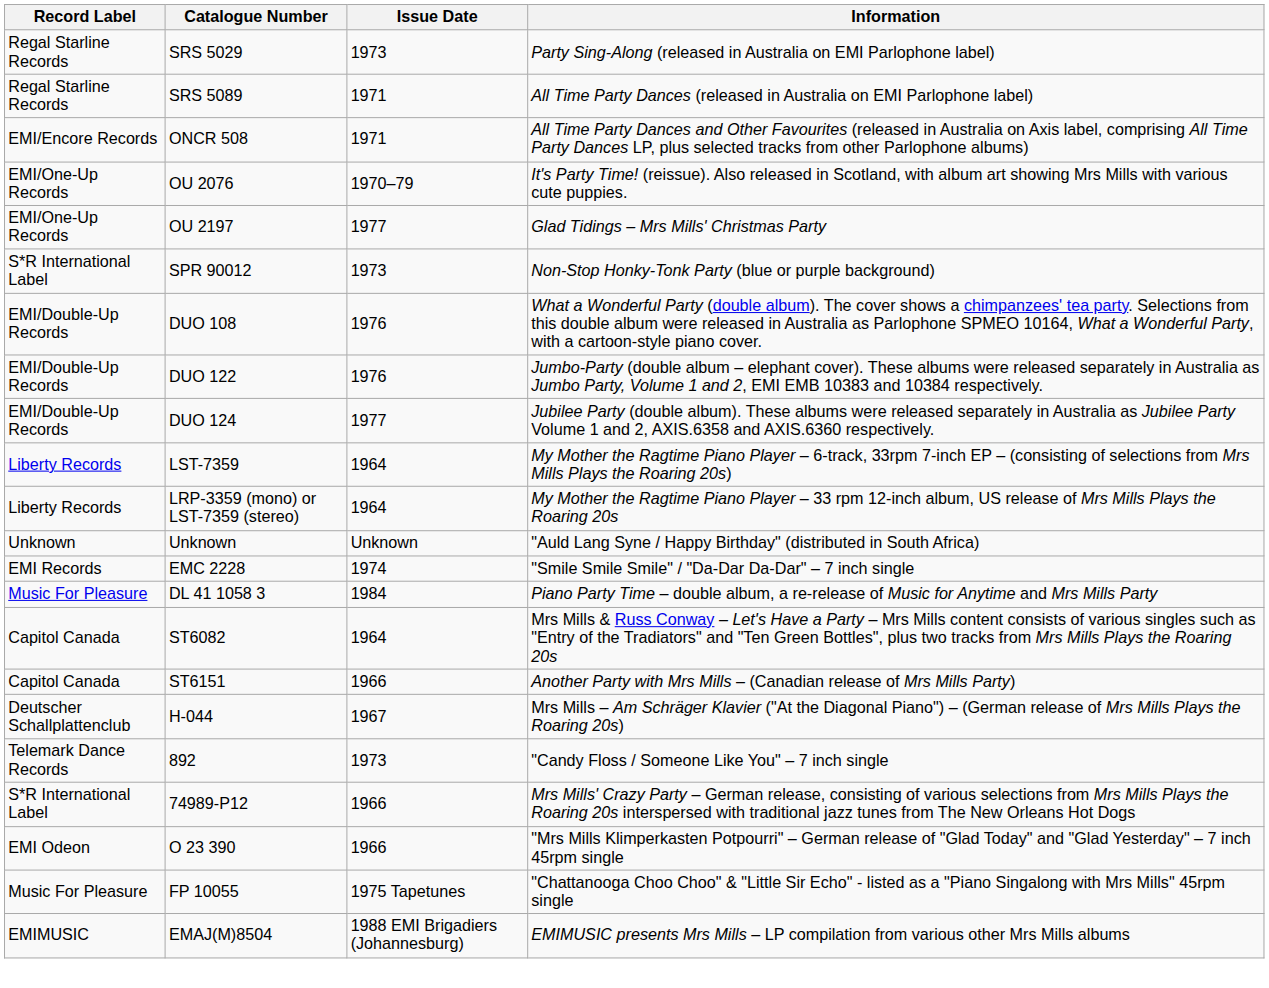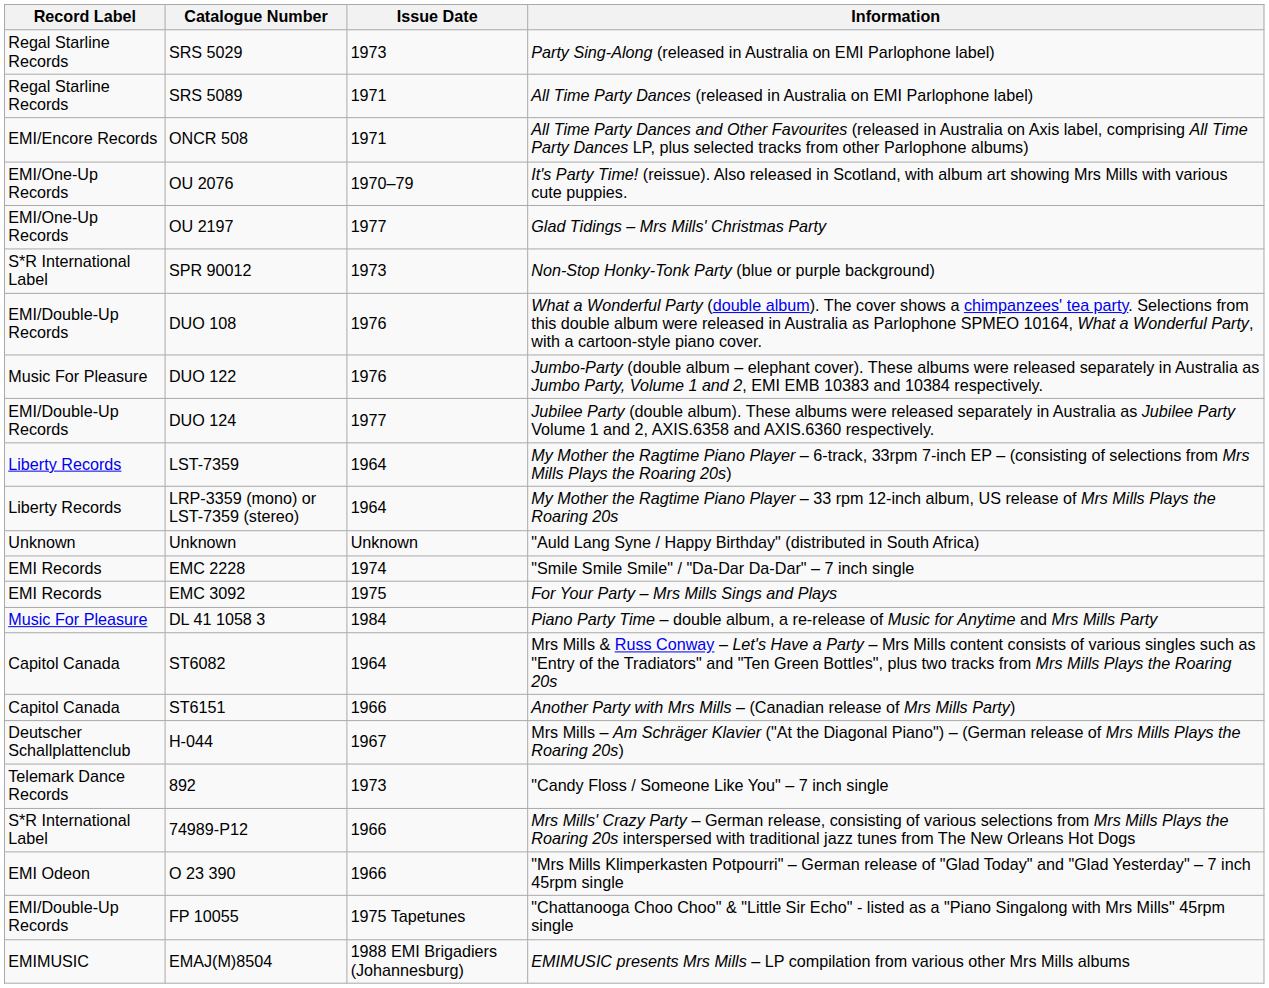(63, 376) EMI/Double-Up Records -> (78, 376) Music For Pleasure
+ row: (207, 594)
(78, 891) Music For Pleasure -> (63, 917) EMI/Double-Up Records
